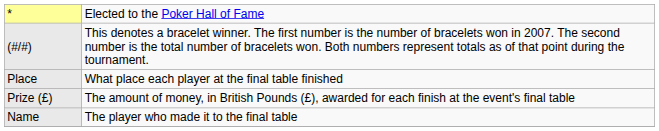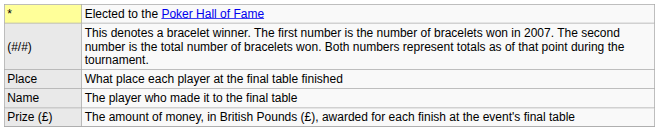rows swapped: (23, 117) <-> (30, 98)
